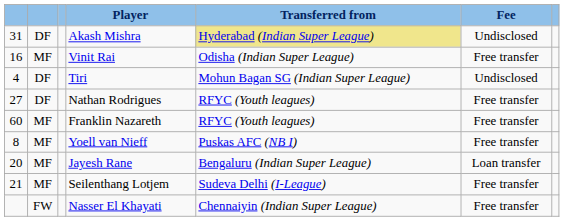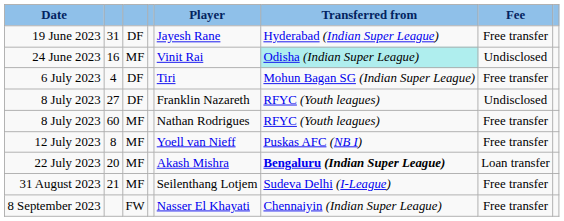+ column: (54, 15)
(105, 36) Akash Mishra -> (189, 36) Jayesh Rane
(286, 36) khaki background -> (351, 36) no background
(506, 36) Undisclosed -> (516, 36) Free transfer
(276, 57) no background -> (341, 57) paleturquoise background
(506, 57) Free transfer -> (516, 57) Undisclosed
(506, 78) Undisclosed -> (516, 78) Free transfer
(115, 100) Nathan Rodrigues -> (203, 100) Franklin Nazareth
(506, 100) Free transfer -> (516, 100) Undisclosed
(115, 121) Franklin Nazareth -> (203, 121) Nathan Rodrigues
(100, 163) Jayesh Rane -> (193, 163) Akash Mishra
(285, 163) normal -> (354, 163) bold
